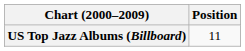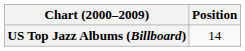(215, 35) 11 -> (215, 35) 14
